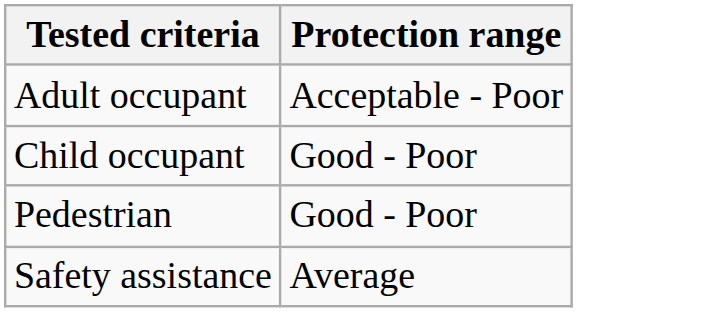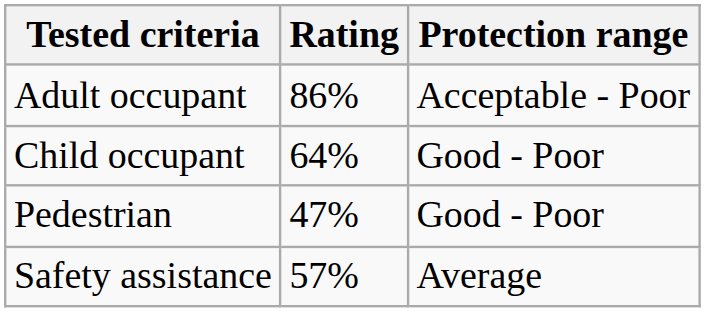+ column: (344, 34)
